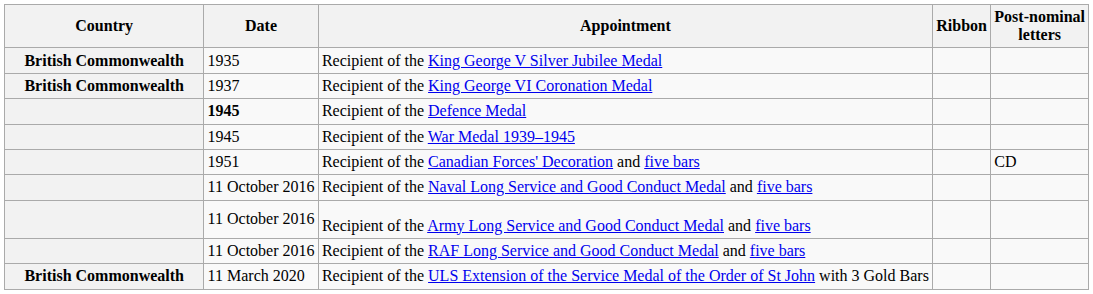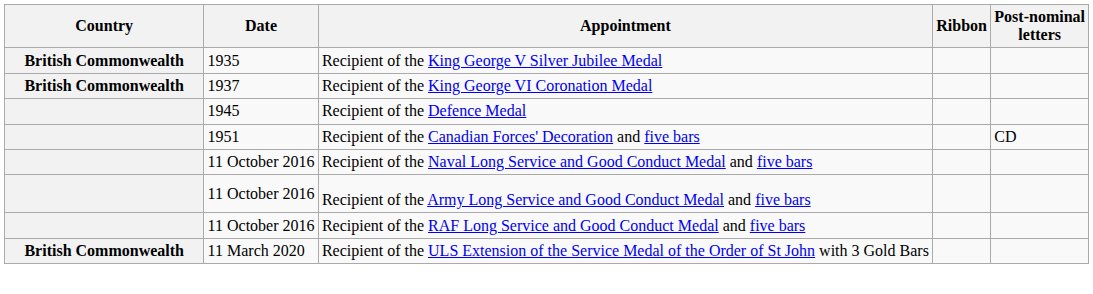(224, 111) bold -> (224, 111) normal
- row: (448, 136)
